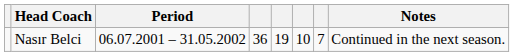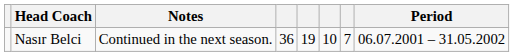columns swapped: (172, 16) <-> (418, 16)
